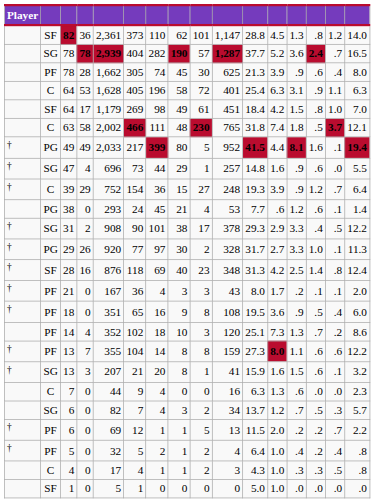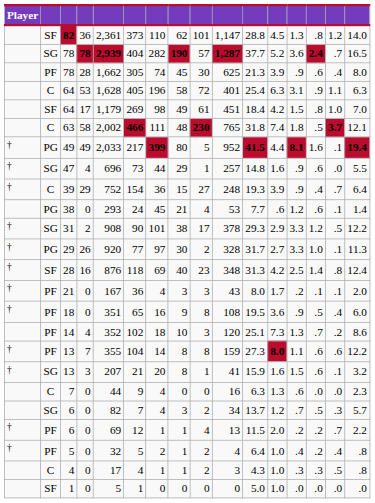(316, 189) 1.2 -> (319, 189) .4
(319, 228) .4 -> (316, 228) 1.2
(207, 430) 5 -> (207, 430) 4
